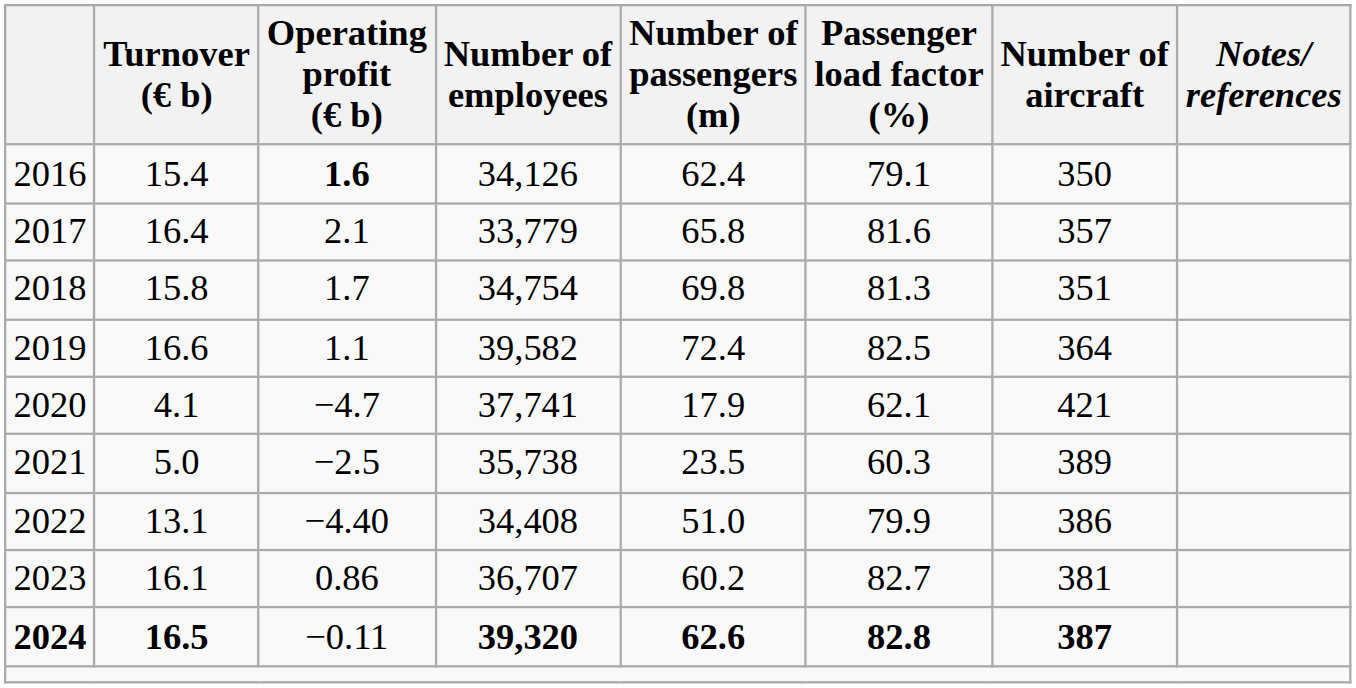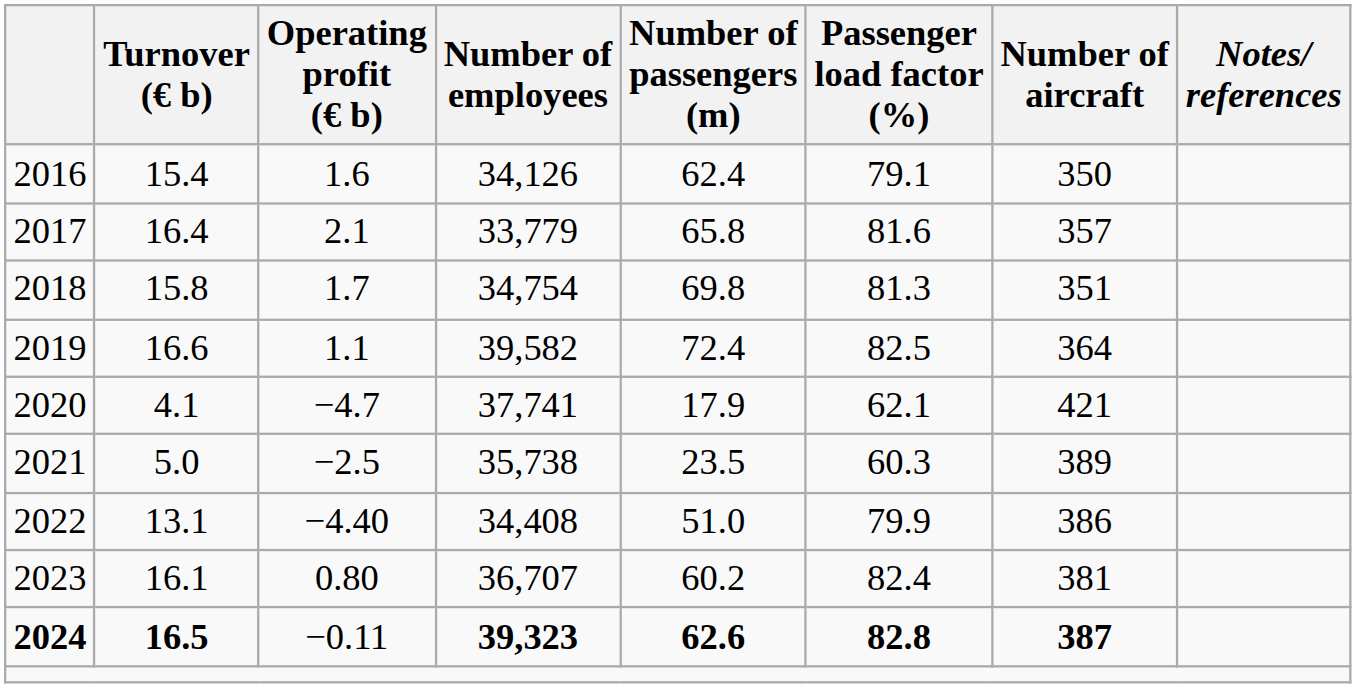(347, 173) bold -> (347, 173) normal
(347, 578) 0.86 -> (347, 578) 0.80
(899, 578) 82.7 -> (899, 578) 82.4
(528, 636) 39,320 -> (528, 636) 39,323
